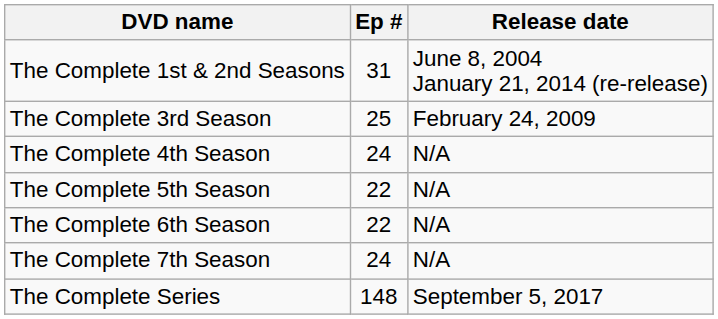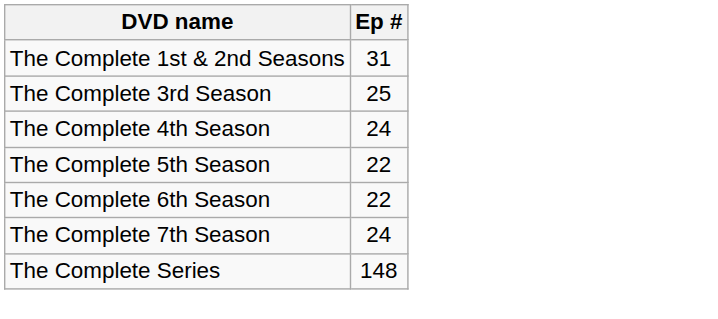- column: (560, 22)
